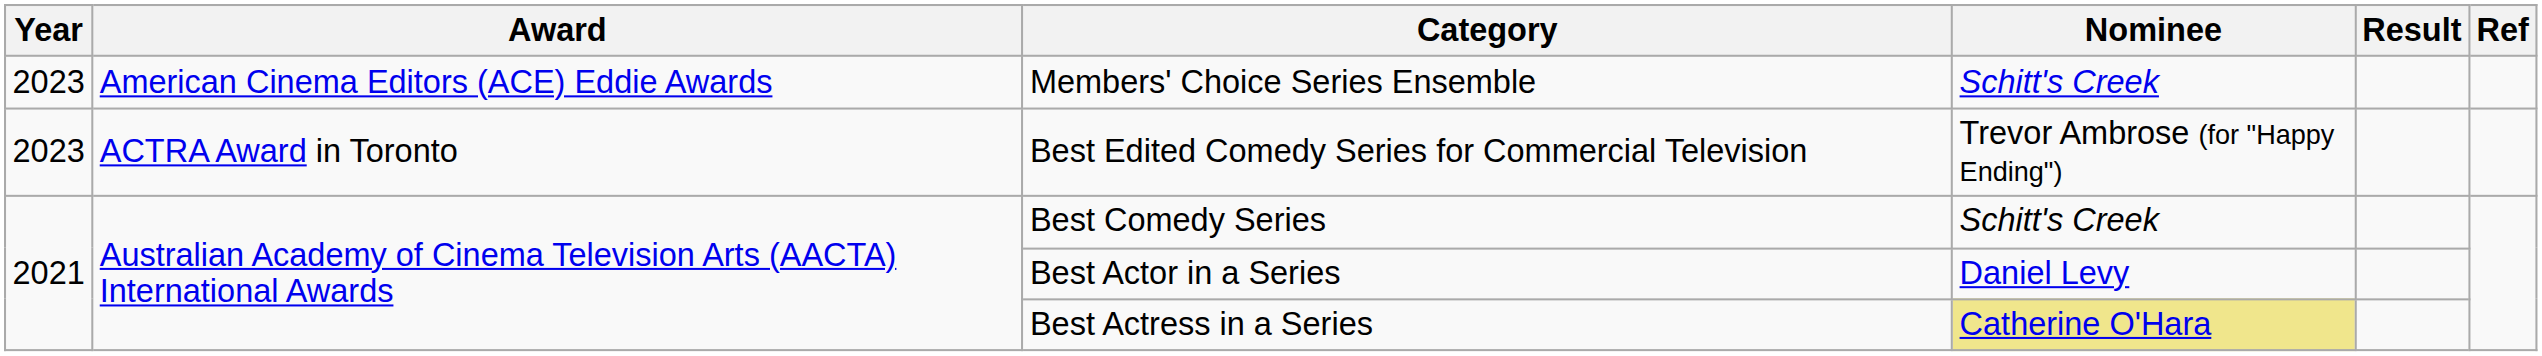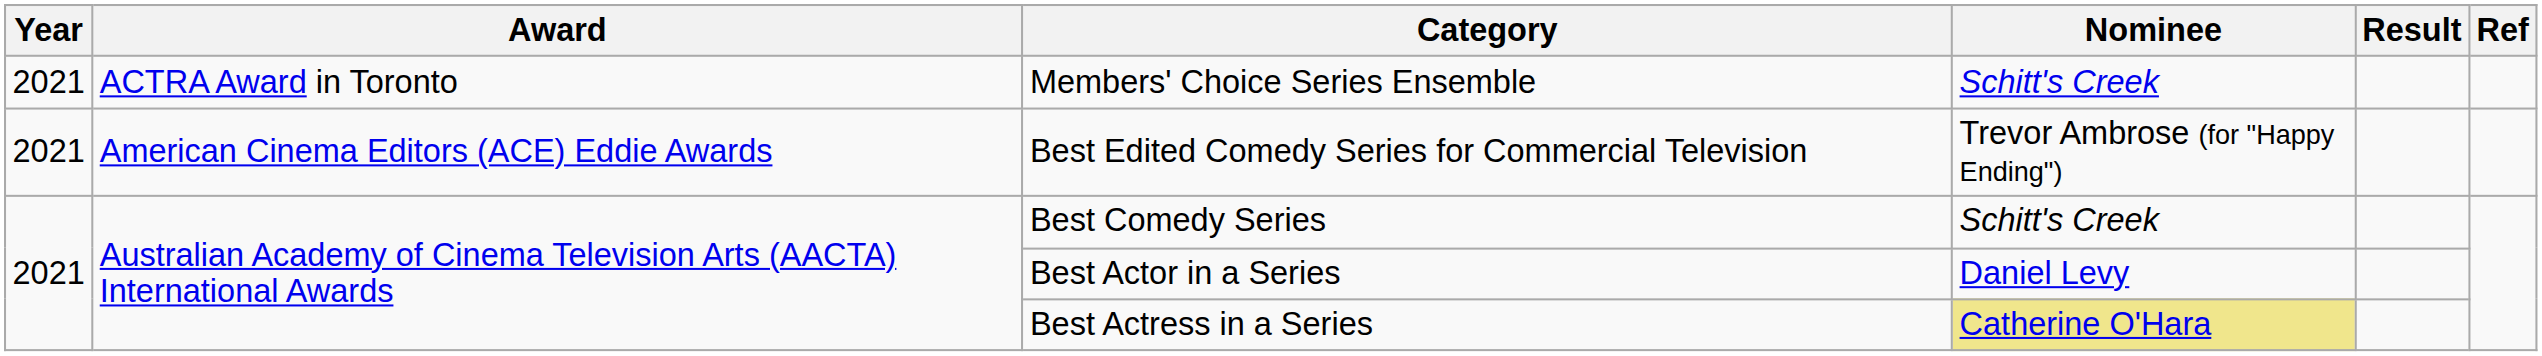(49, 81) 2023 -> (49, 81) 2021
(436, 81) American Cinema Editors (ACE) Eddie Awards -> (279, 81) ACTRA Award in Toronto
(49, 151) 2023 -> (49, 151) 2021
(279, 151) ACTRA Award in Toronto -> (436, 151) American Cinema Editors (ACE) Eddie Awards
